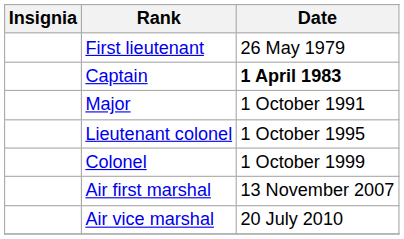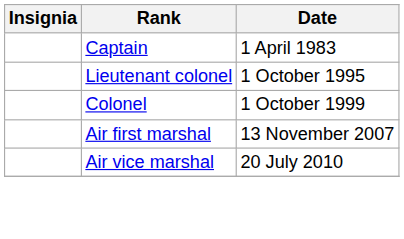- row: (145, 47)
(291, 76) bold -> (288, 47) normal
- row: (108, 104)
